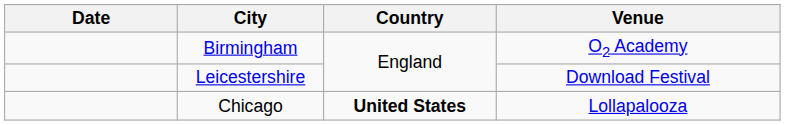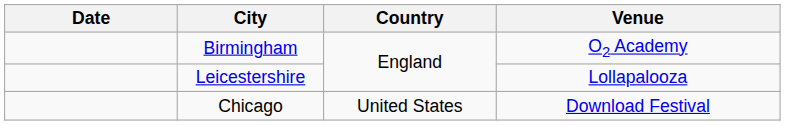(638, 77) Download Festival -> (638, 77) Lollapalooza
(410, 105) bold -> (410, 105) normal
(638, 105) Lollapalooza -> (638, 105) Download Festival
